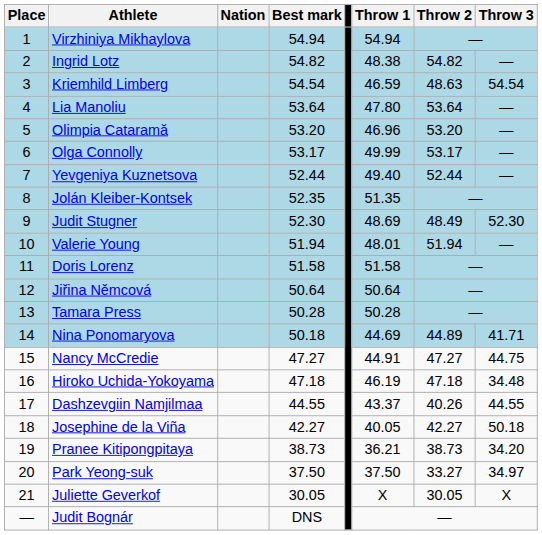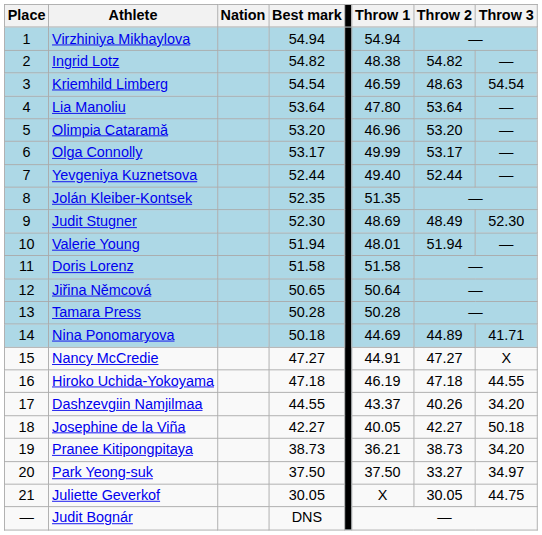(307, 289) 50.64 -> (307, 289) 50.65
(506, 358) 44.75 -> (506, 358) X
(506, 381) 34.48 -> (506, 381) 44.55
(506, 404) 44.55 -> (506, 404) 34.20
(506, 495) X -> (506, 495) 44.75
